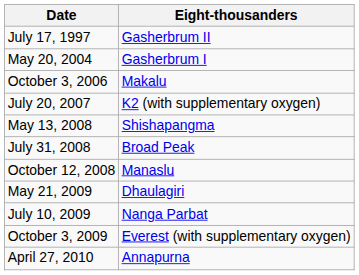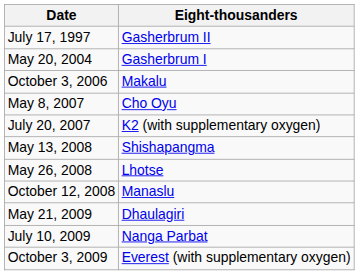+ row: (46, 103)
+ row: (50, 170)
- row: (49, 147)
- row: (51, 258)
